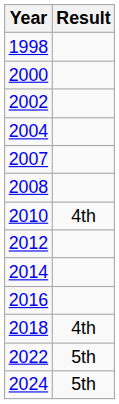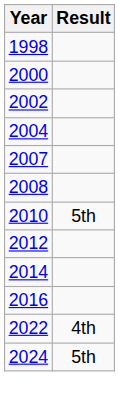(83, 215) 4th -> (83, 215) 5th
- row: (28, 328)
(83, 356) 5th -> (83, 328) 4th
